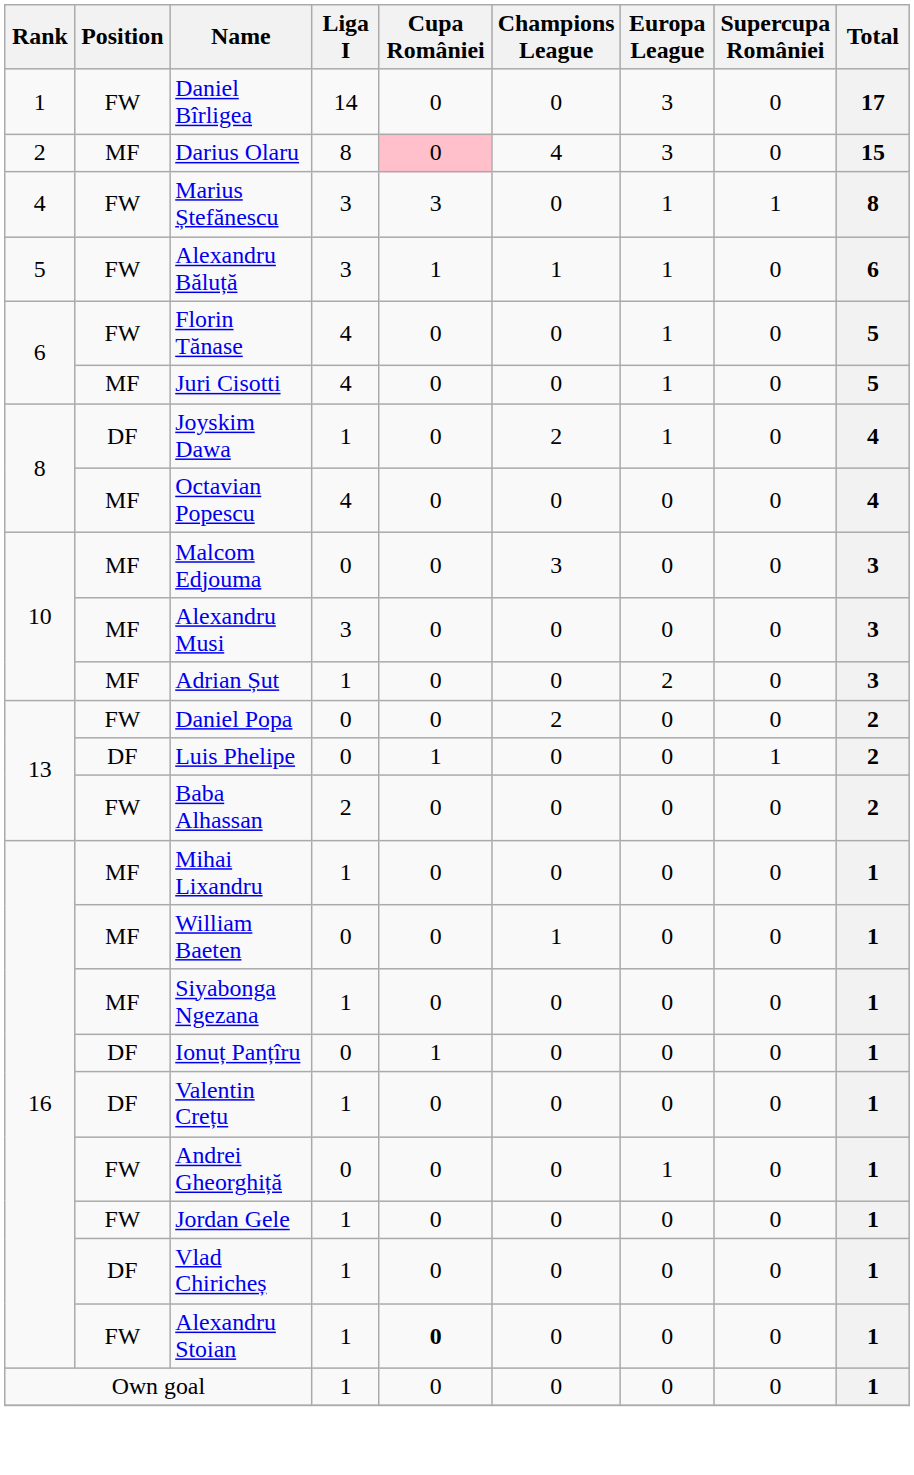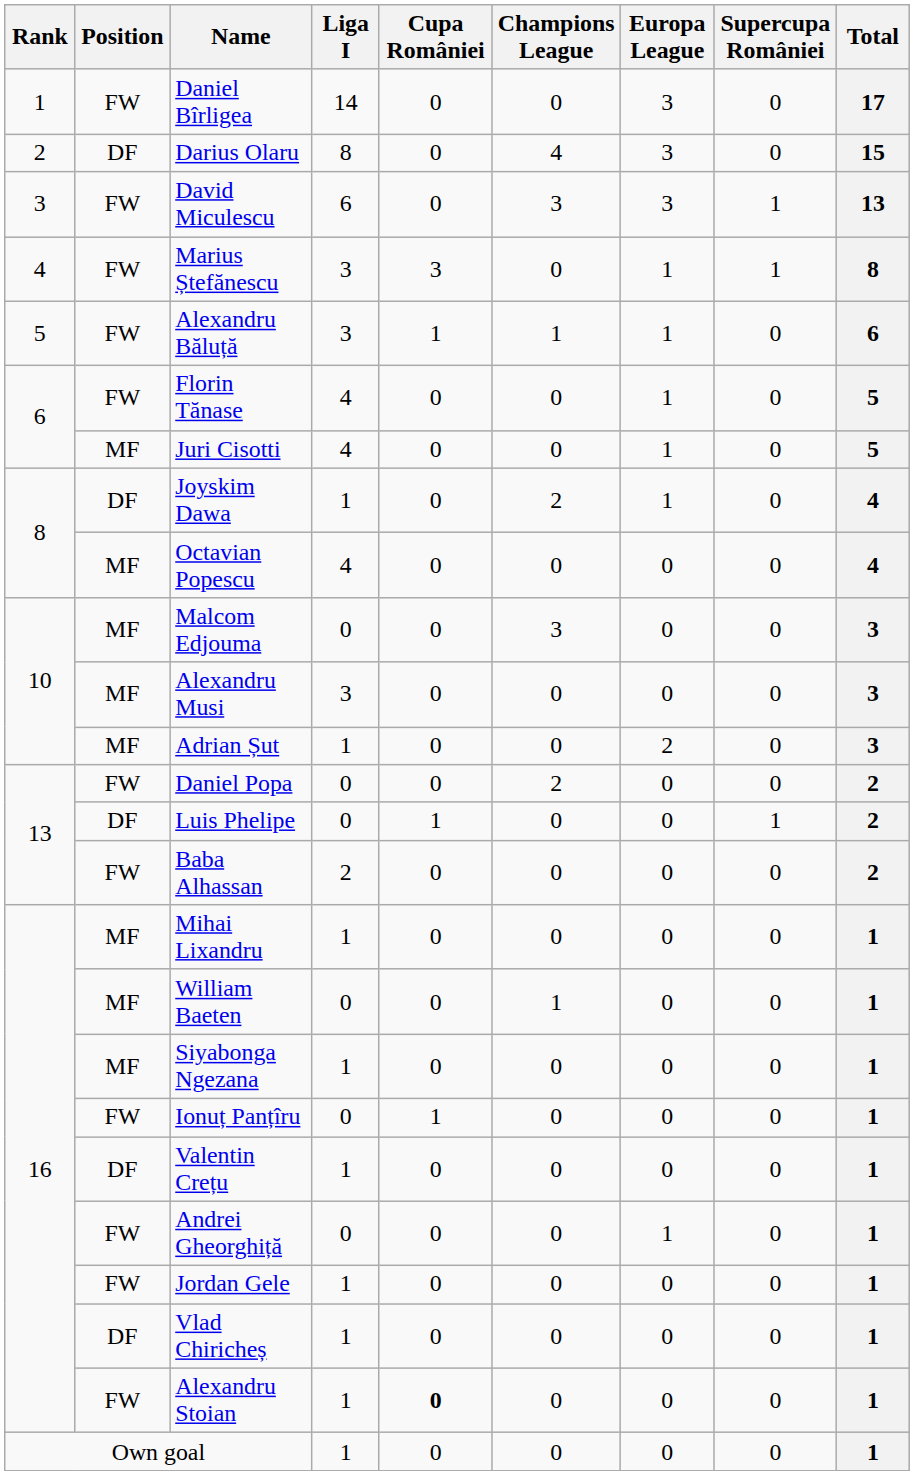(122, 152) MF -> (122, 152) DF
(436, 152) pink background -> (436, 152) no background
+ row: (225, 203)
(122, 1052) DF -> (122, 1117) FW
